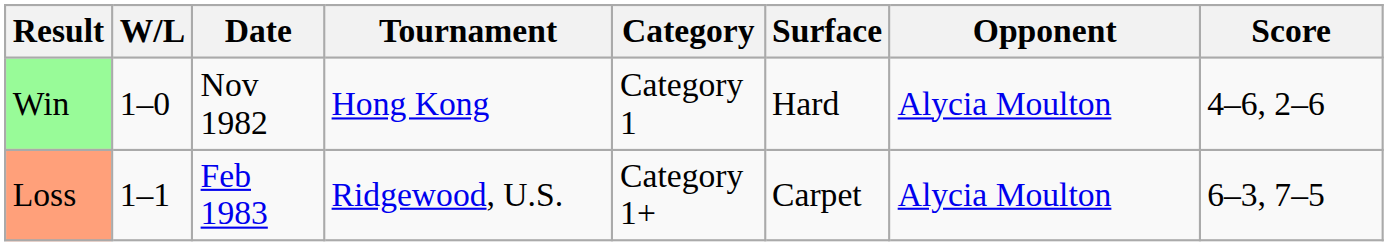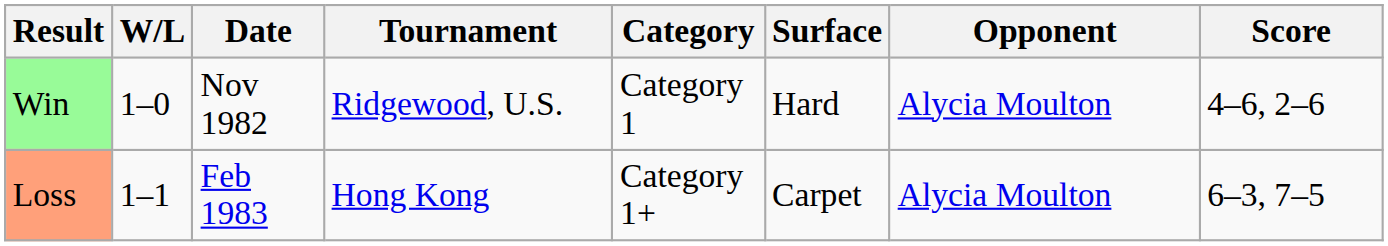(410, 103) Hong Kong -> (447, 103) Ridgewood, U.S.
(447, 194) Ridgewood, U.S. -> (410, 194) Hong Kong
